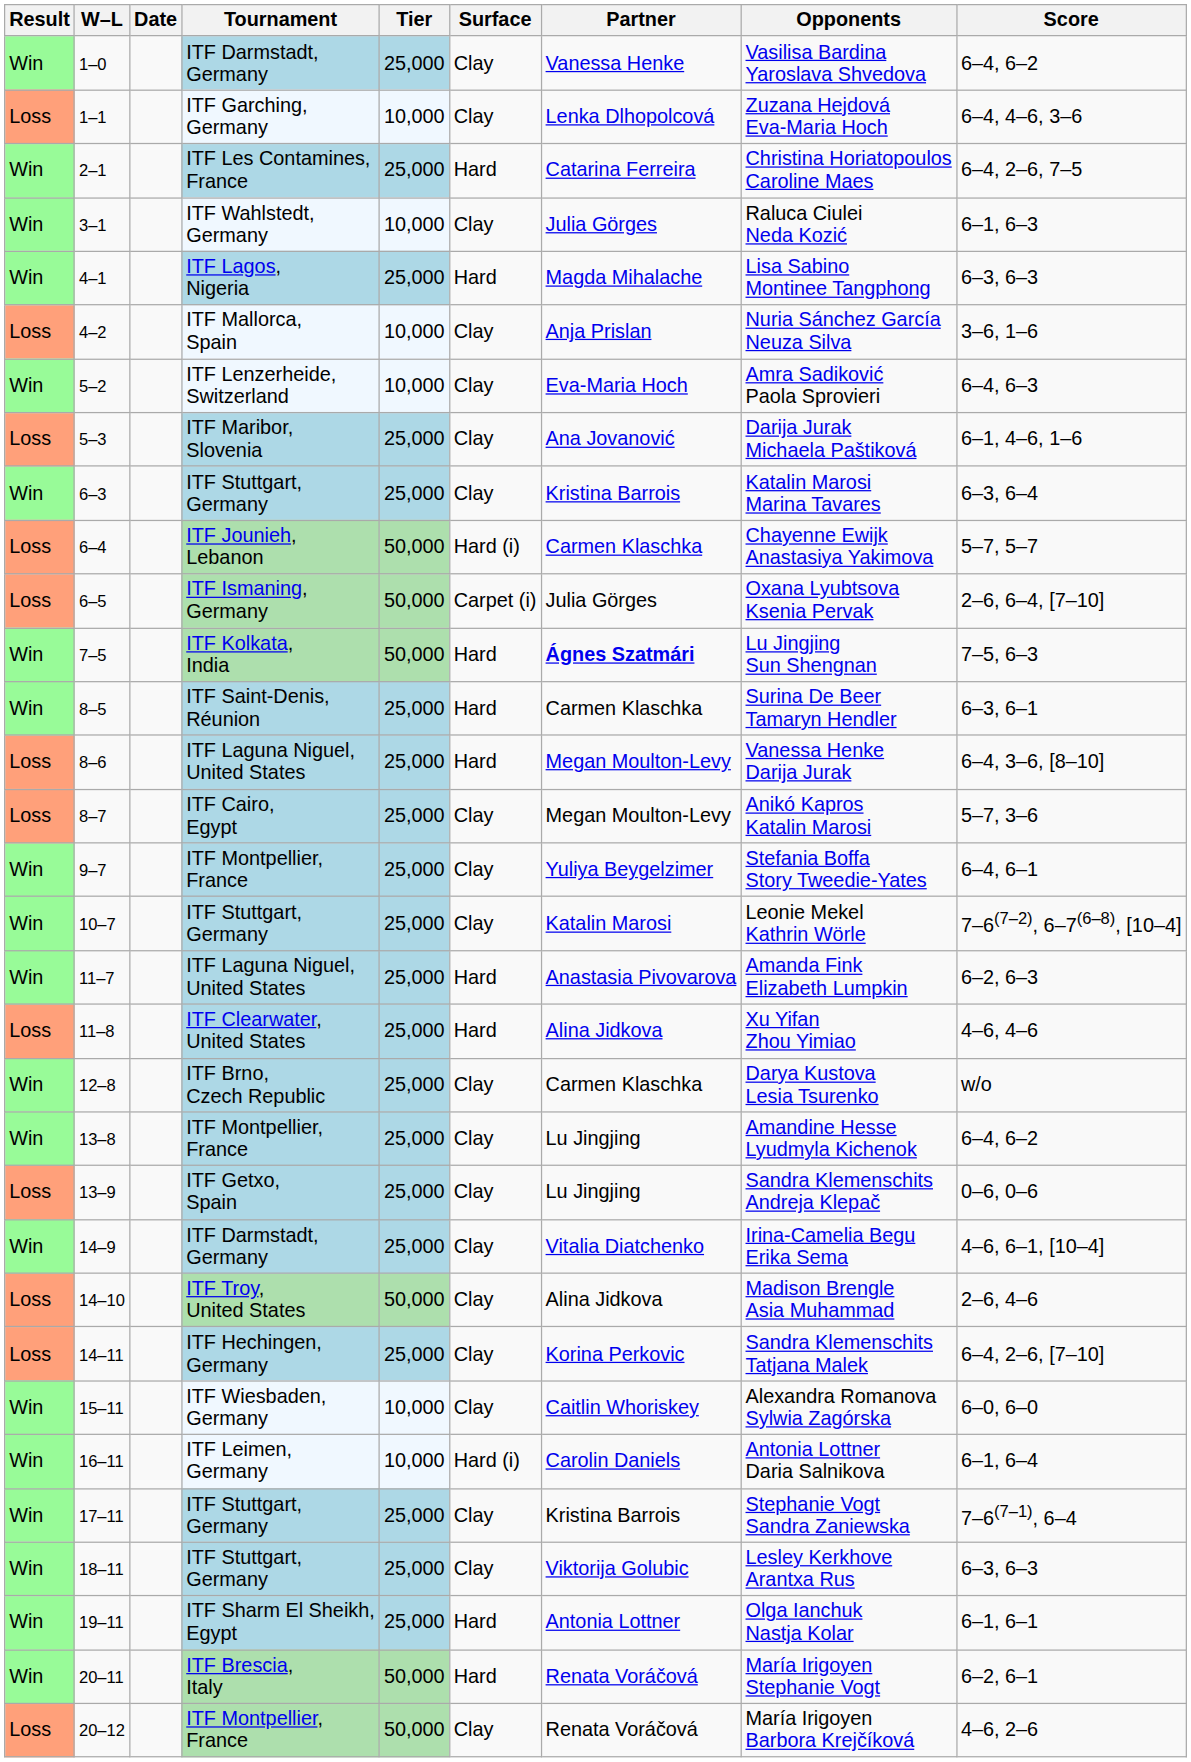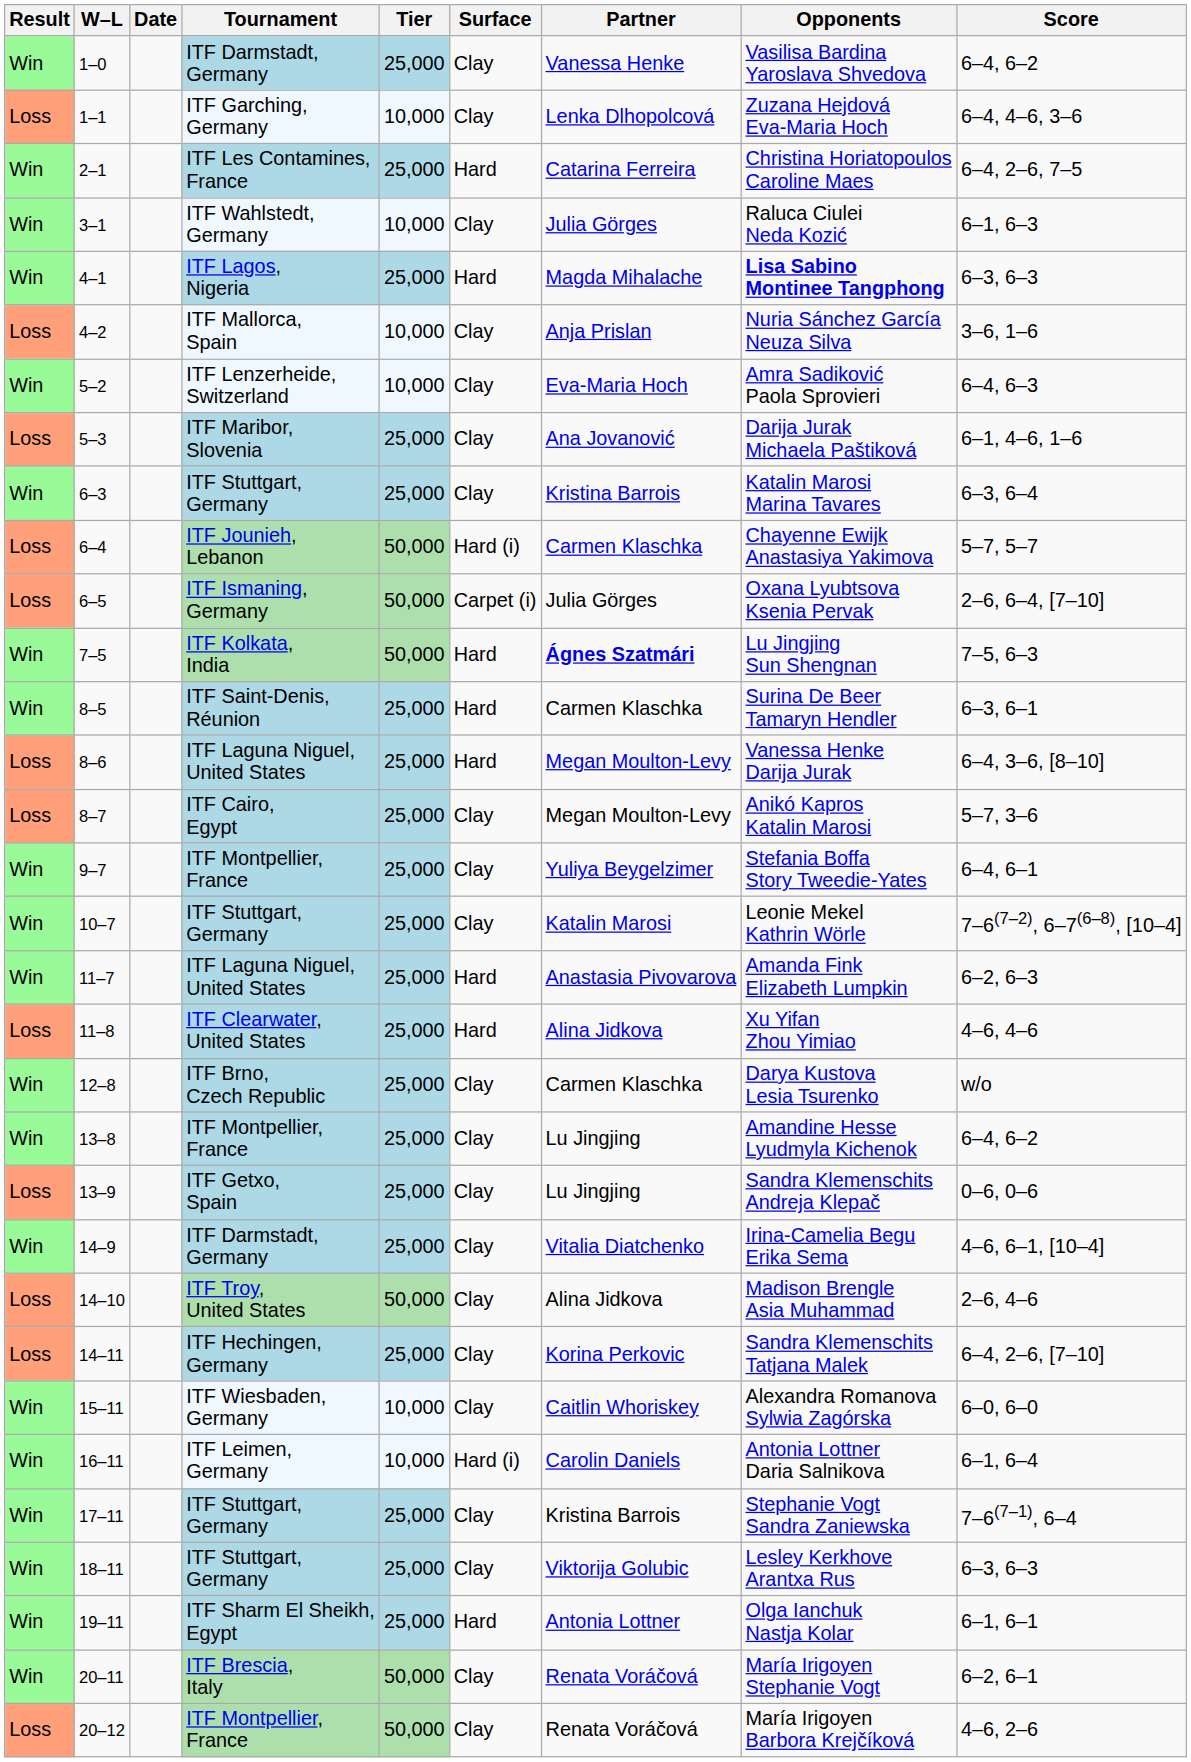(838, 277) normal -> (845, 277) bold
(475, 1676) Hard -> (474, 1676) Clay
